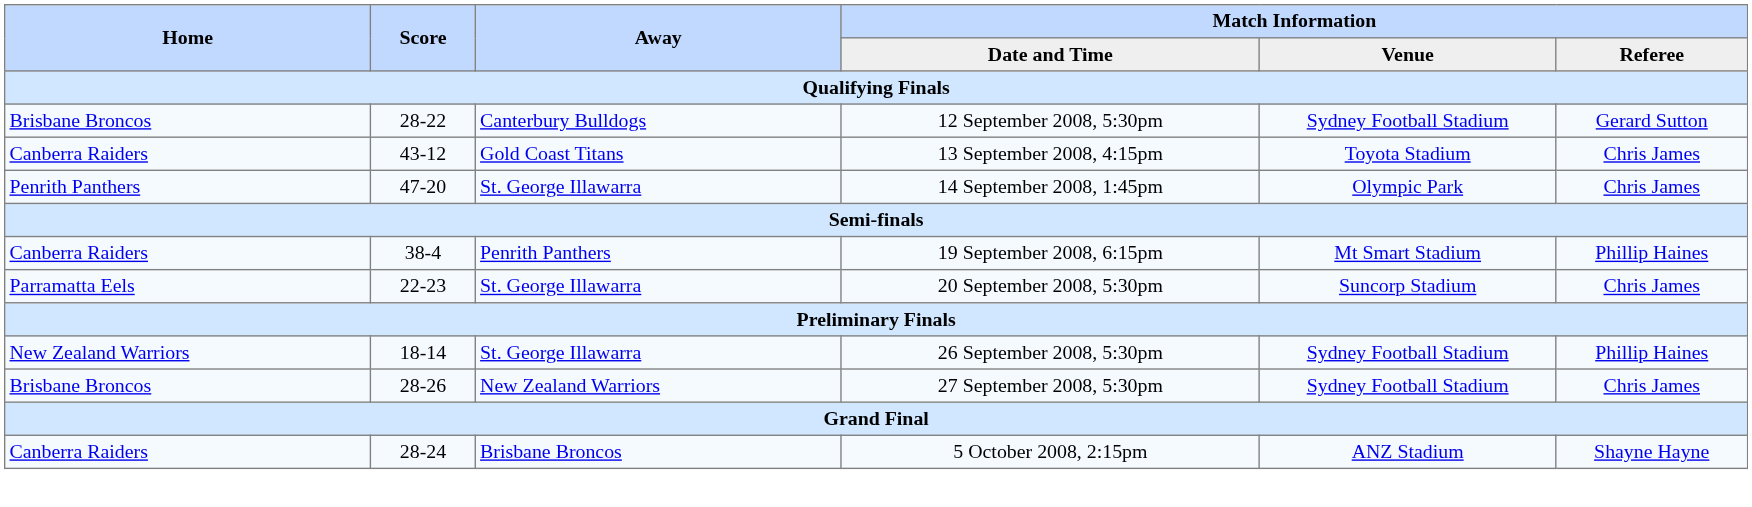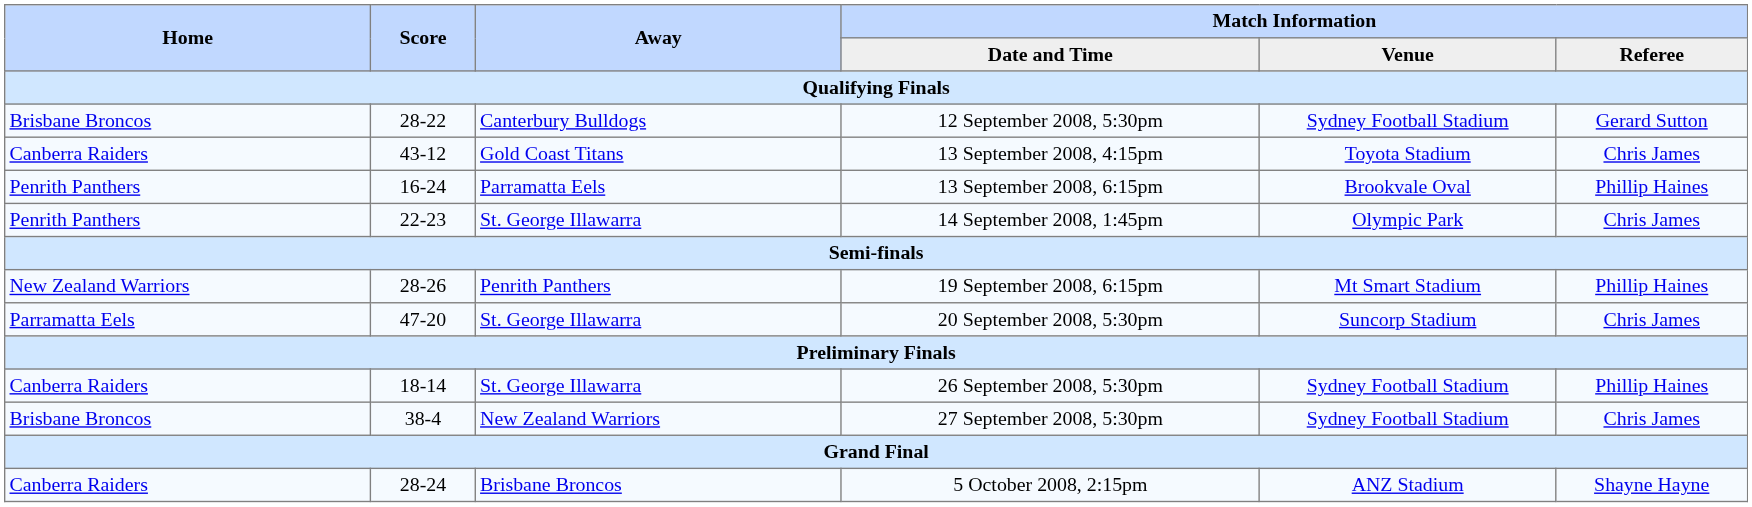+ row: (1050, 186)
(423, 186) 47-20 -> (423, 219) 22-23
(79, 252) Canberra Raiders -> (100, 286) New Zealand Warriors
(423, 252) 38-4 -> (423, 286) 28-26
(423, 286) 22-23 -> (423, 319) 47-20
(100, 352) New Zealand Warriors -> (79, 385) Canberra Raiders
(423, 385) 28-26 -> (423, 418) 38-4
